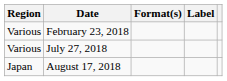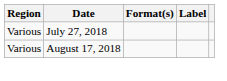- row: (88, 31)
(20, 66) Japan -> (24, 48) Various
